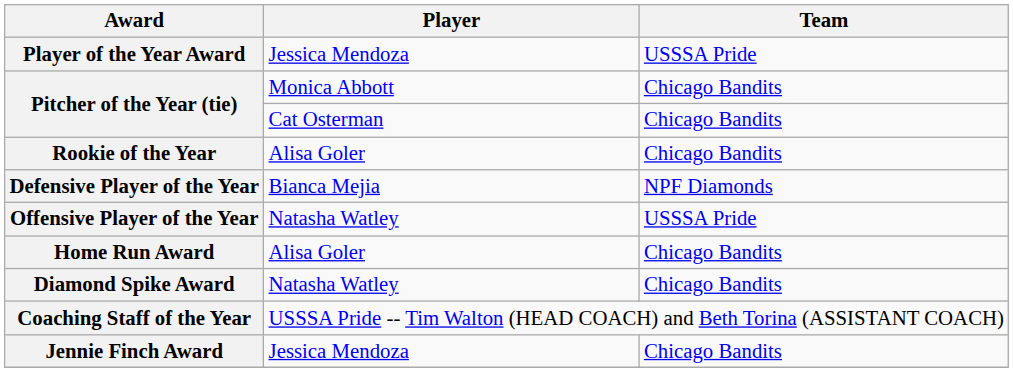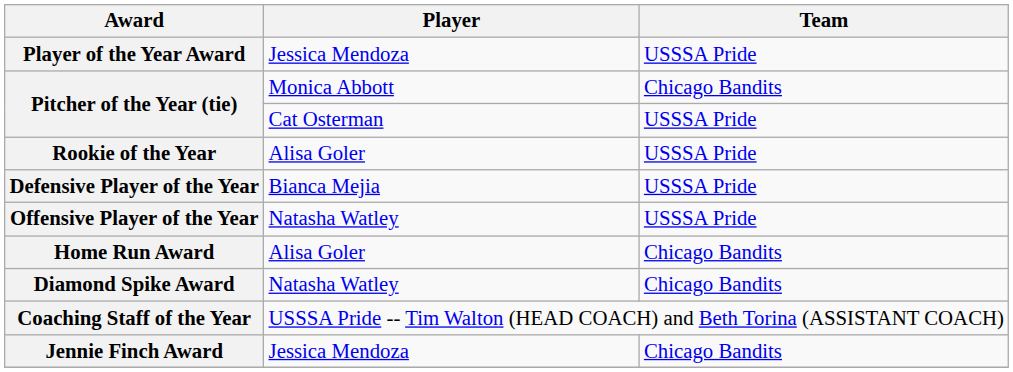(713, 119) Chicago Bandits -> (700, 119) USSSA Pride
(713, 152) Chicago Bandits -> (700, 152) USSSA Pride
(708, 185) NPF Diamonds -> (700, 185) USSSA Pride
